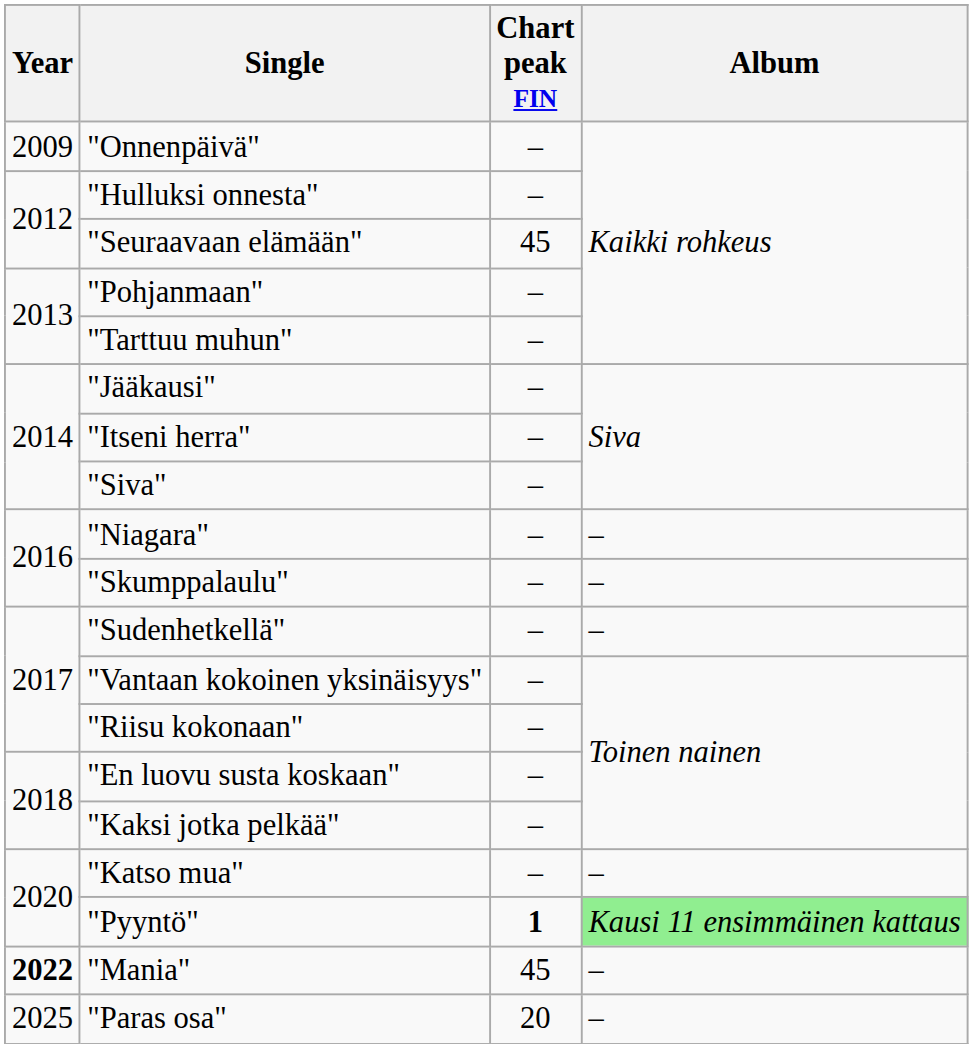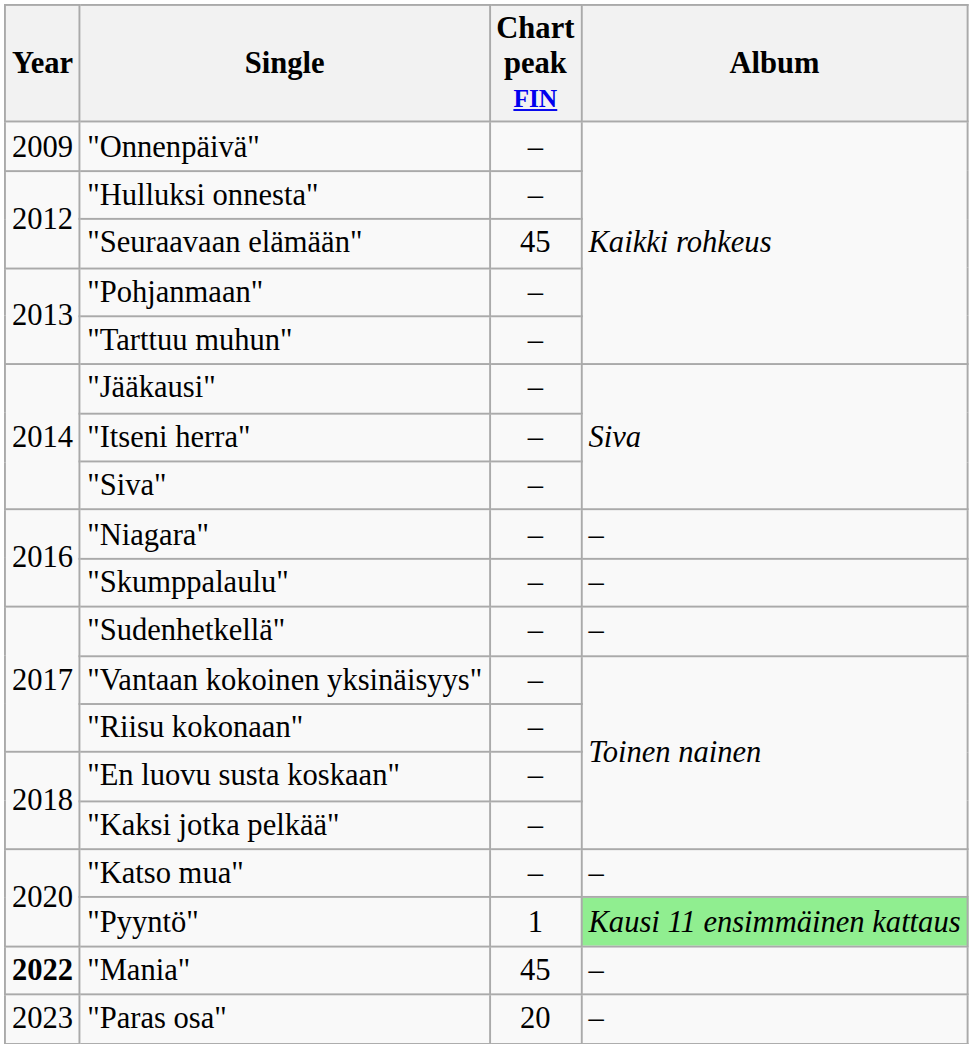(535, 921) bold -> (535, 921) normal
(43, 1018) 2025 -> (43, 1018) 2023
